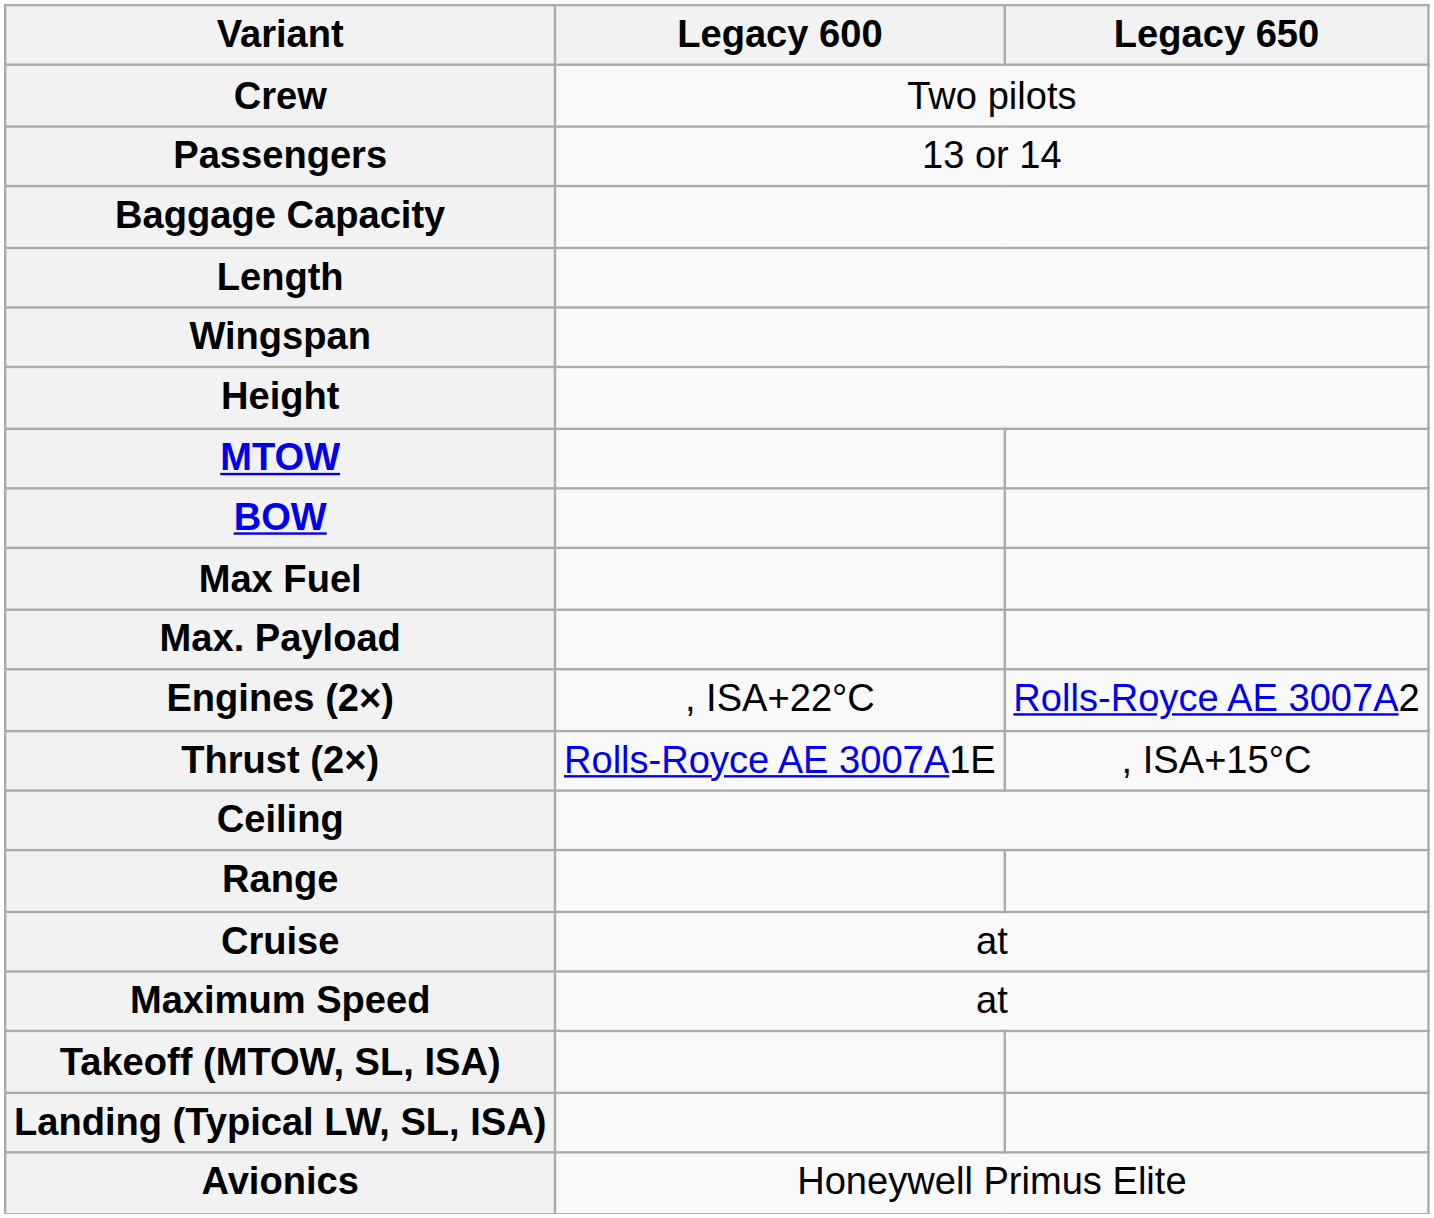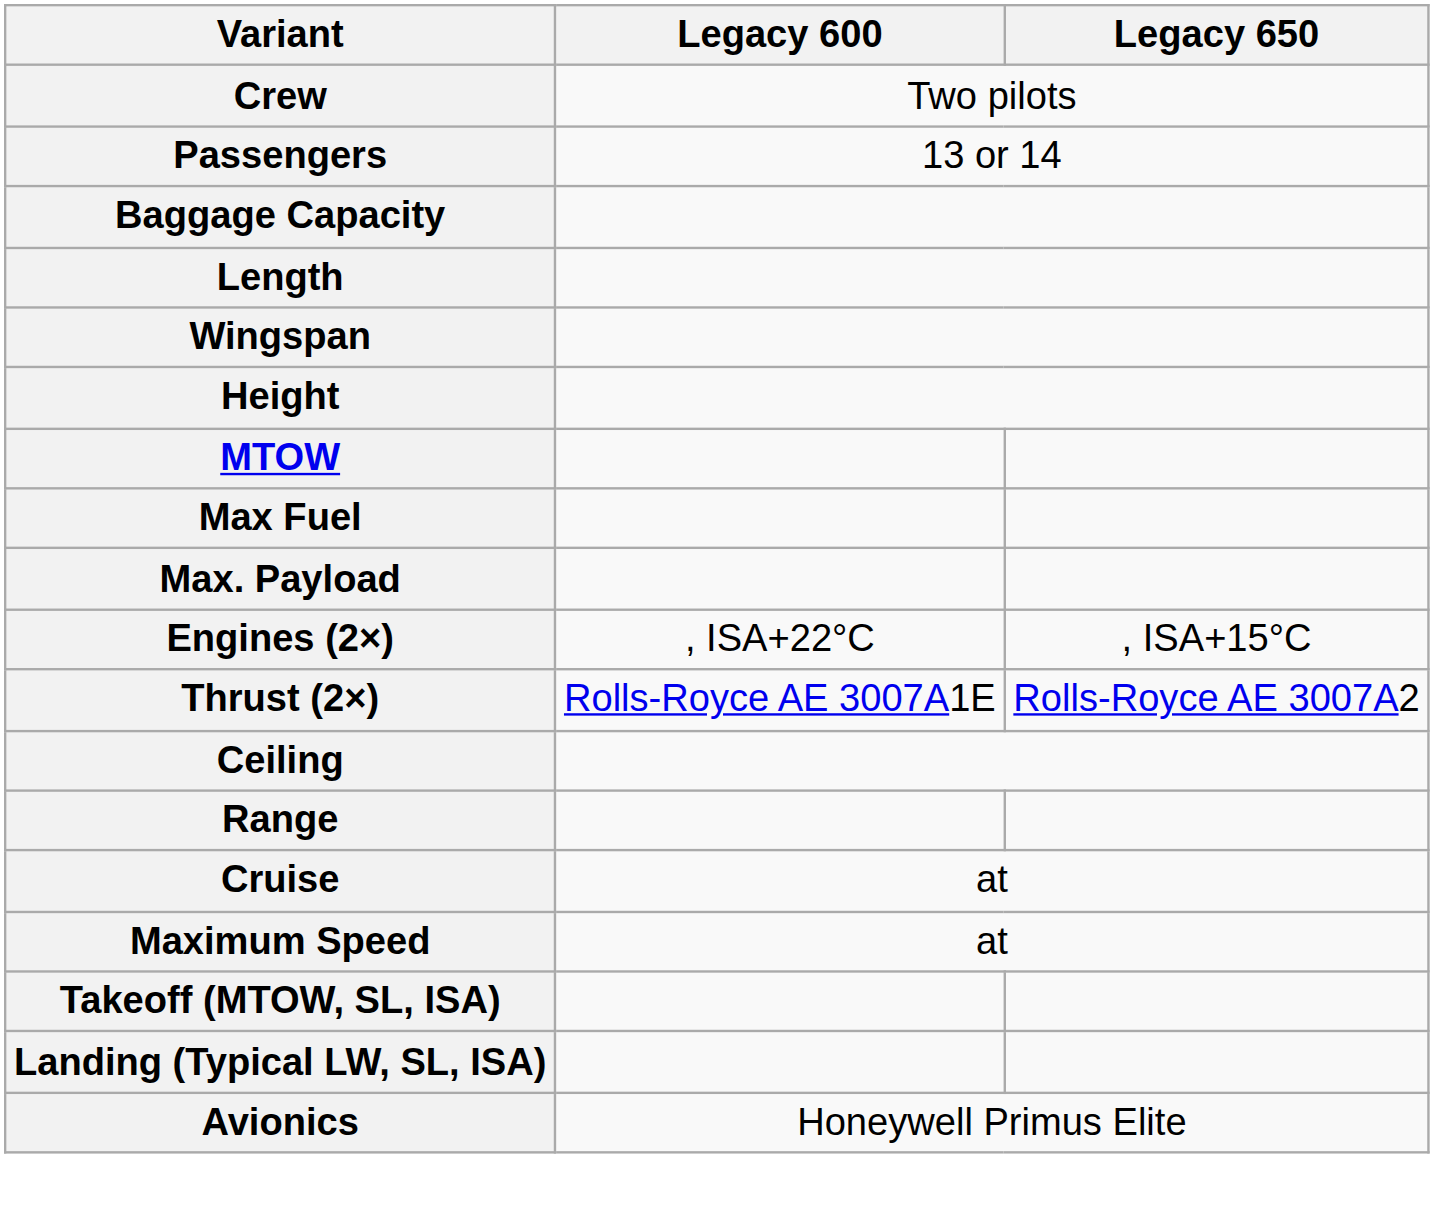- row: (280, 517)
(1217, 699) Rolls-Royce AE 3007A2 -> (1217, 638) , ISA+15°C
(1217, 759) , ISA+15°C -> (1217, 699) Rolls-Royce AE 3007A2
